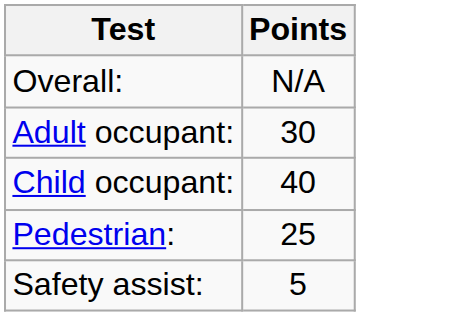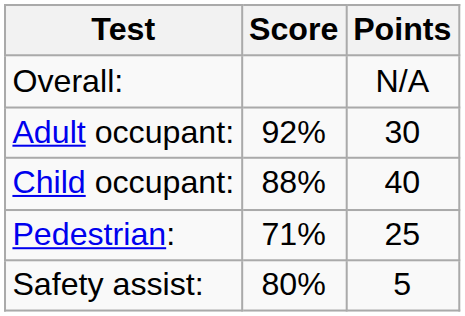+ column: (294, 30)
